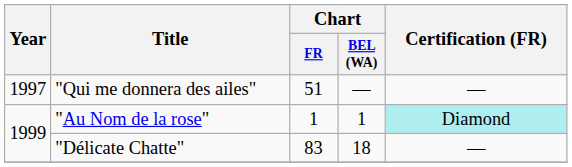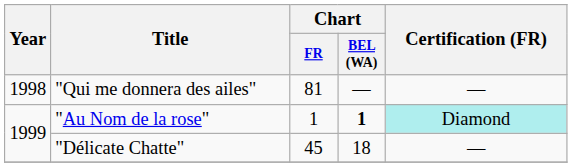(28, 89) 1997 -> (28, 89) 1998
(314, 89) 51 -> (314, 89) 81
(362, 118) normal -> (362, 118) bold
(314, 147) 83 -> (314, 147) 45
